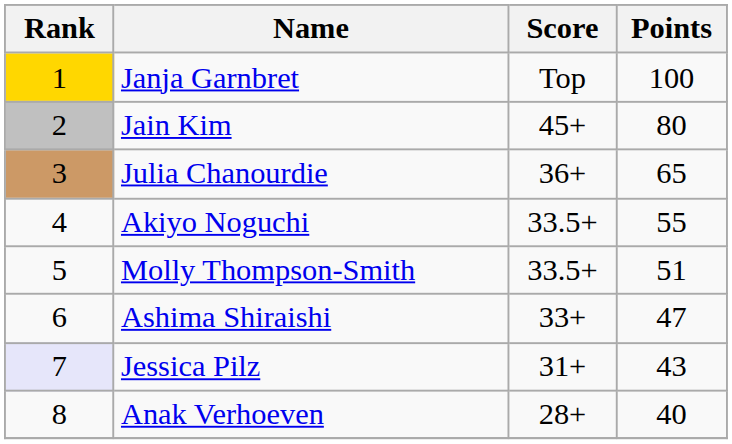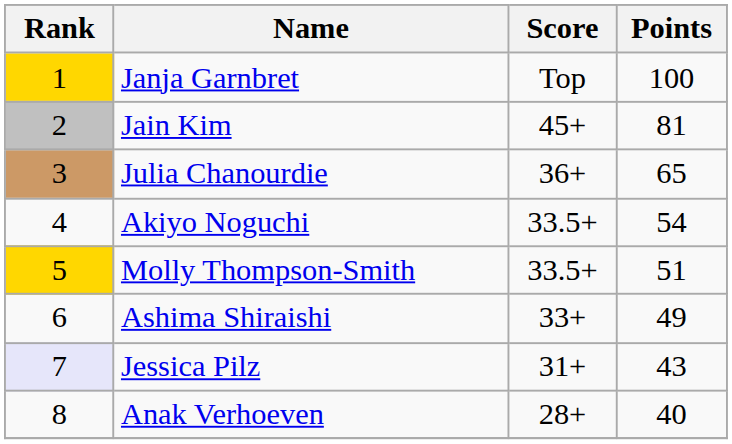(671, 125) 80 -> (671, 125) 81
(671, 221) 55 -> (671, 221) 54
(59, 269) no background -> (59, 269) gold background
(671, 317) 47 -> (671, 317) 49
